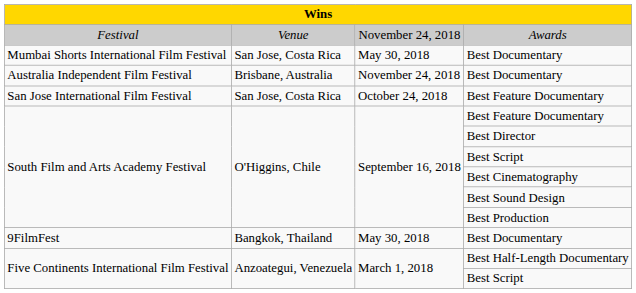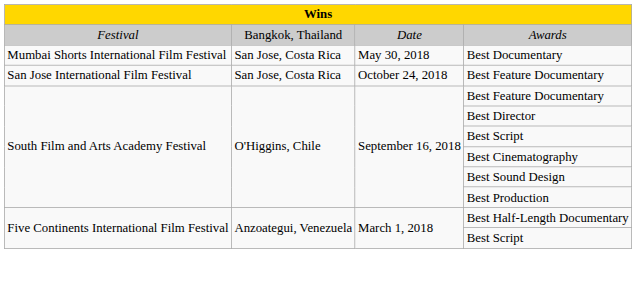(293, 34) Venue -> (293, 34) Bangkok, Thailand
(409, 34) November 24, 2018 -> (409, 34) Date
- row: (100, 75)
- row: (33, 237)
